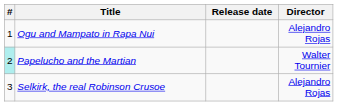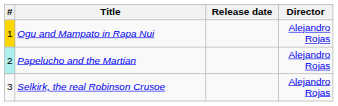(10, 33) no background -> (10, 33) gold background
(312, 60) Walter Tournier -> (309, 60) Alejandro Rojas
